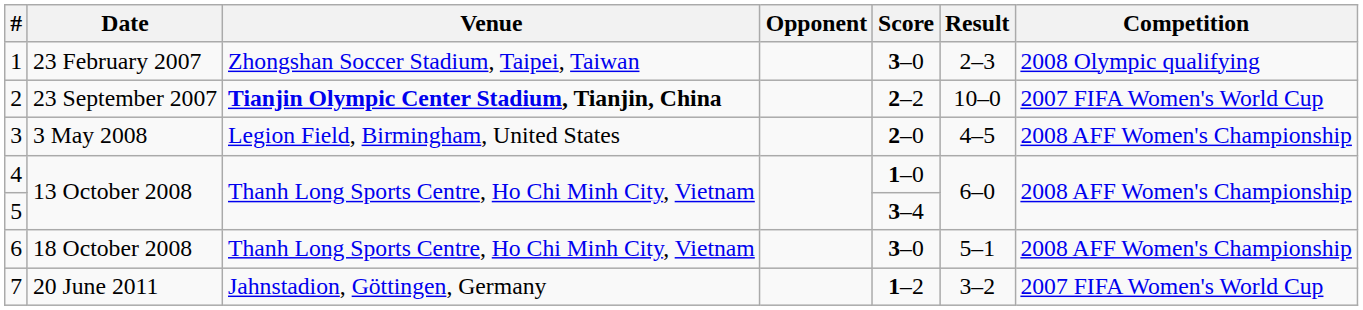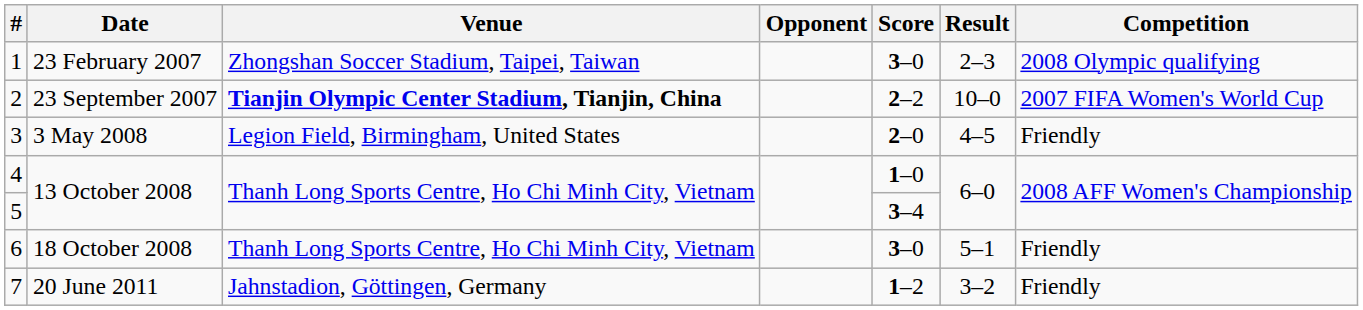(1186, 135) 2008 AFF Women's Championship -> (1061, 135) Friendly
(1186, 248) 2008 AFF Women's Championship -> (1061, 248) Friendly
(1172, 286) 2007 FIFA Women's World Cup -> (1061, 286) Friendly
